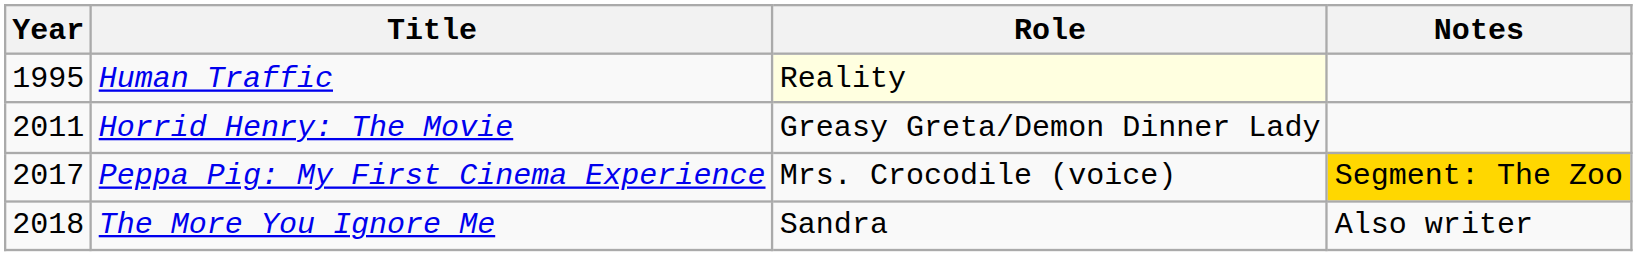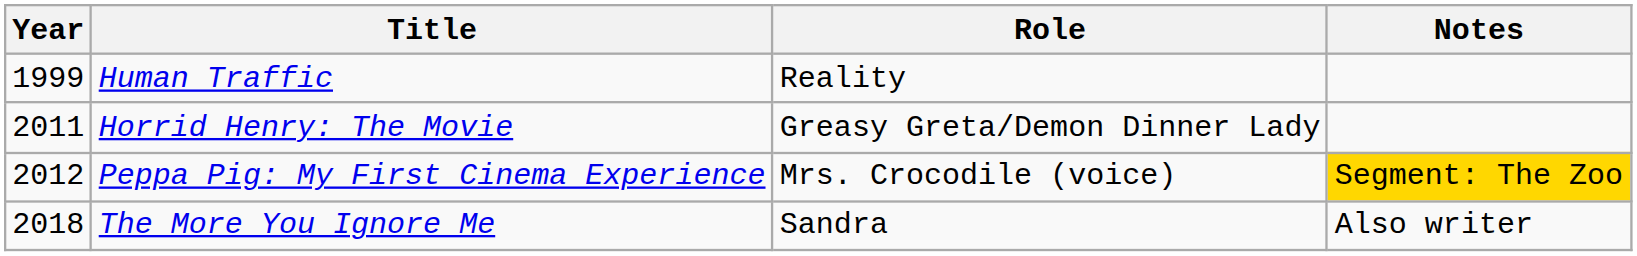(48, 79) 1995 -> (48, 79) 1999
(843, 79) lightyellow background -> (843, 79) no background
(48, 176) 2017 -> (48, 176) 2012
